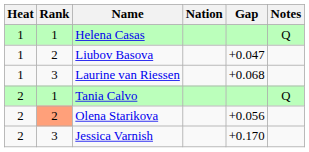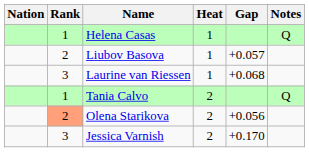columns swapped: (21, 14) <-> (204, 14)
(247, 55) +0.047 -> (247, 55) +0.057
